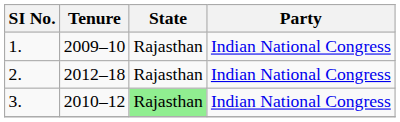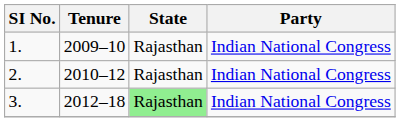(94, 74) 2012–18 -> (94, 74) 2010–12
(94, 102) 2010–12 -> (94, 102) 2012–18
